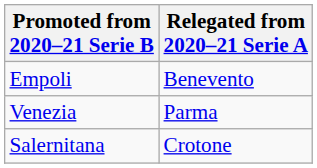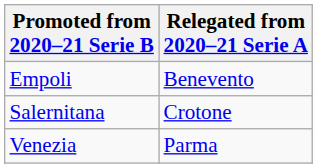rows swapped: (57, 145) <-> (43, 111)
